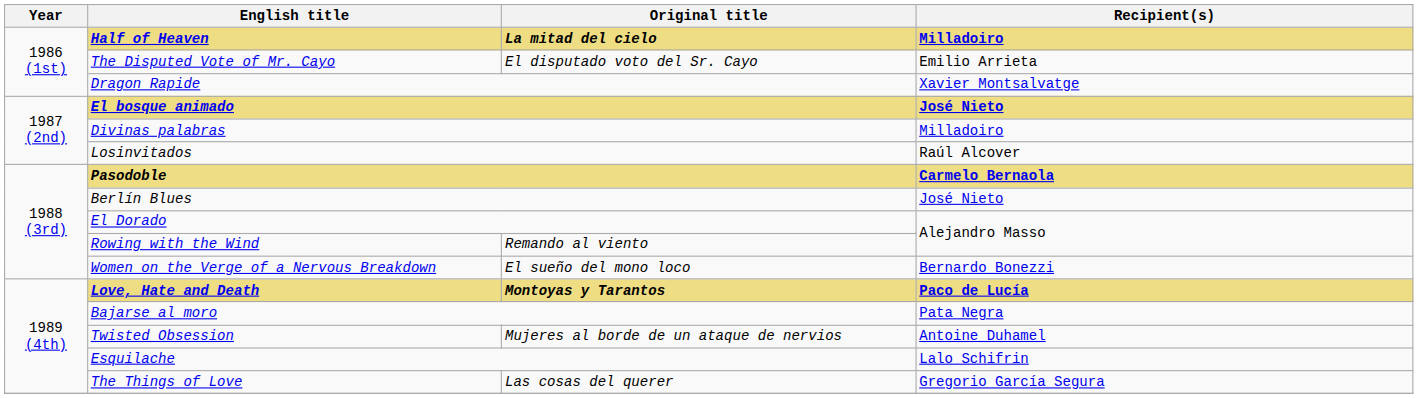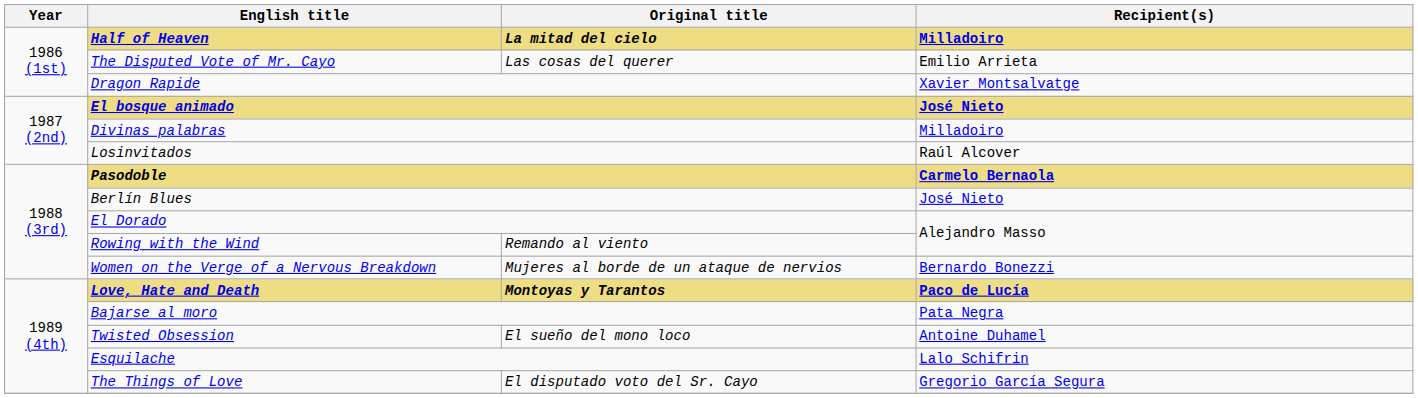(631, 62) El disputado voto del Sr. Cayo -> (589, 62) Las cosas del querer
(598, 268) El sueño del mono loco -> (673, 268) Mujeres al borde de un ataque de nervios
(673, 336) Mujeres al borde de un ataque de nervios -> (598, 336) El sueño del mono loco
(589, 382) Las cosas del querer -> (631, 382) El disputado voto del Sr. Cayo
